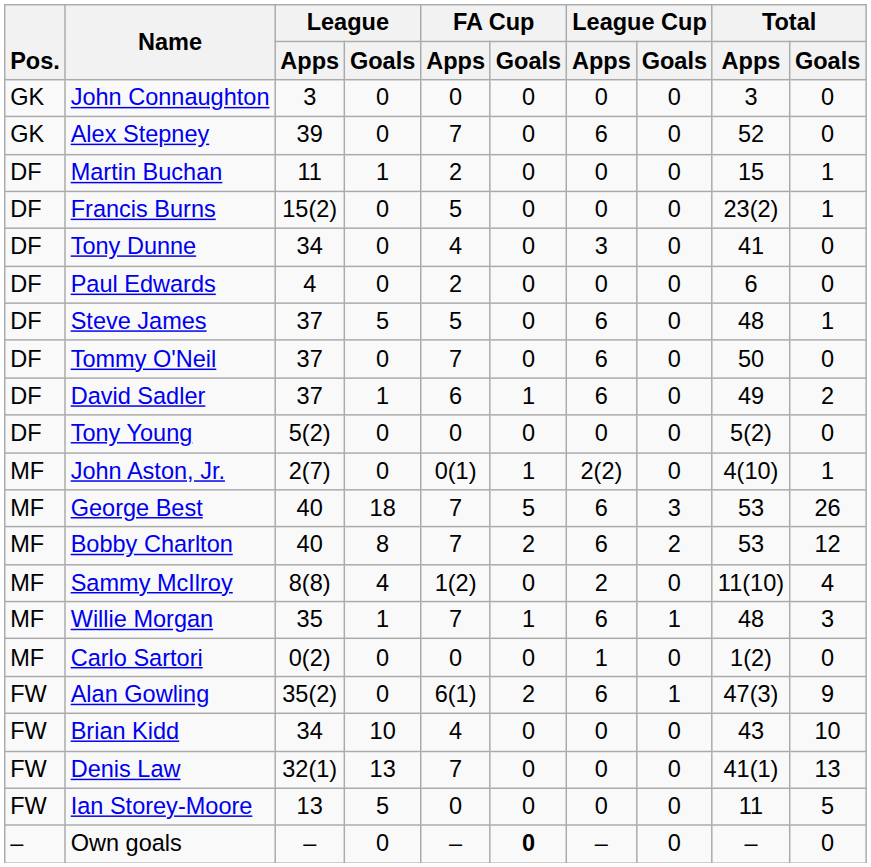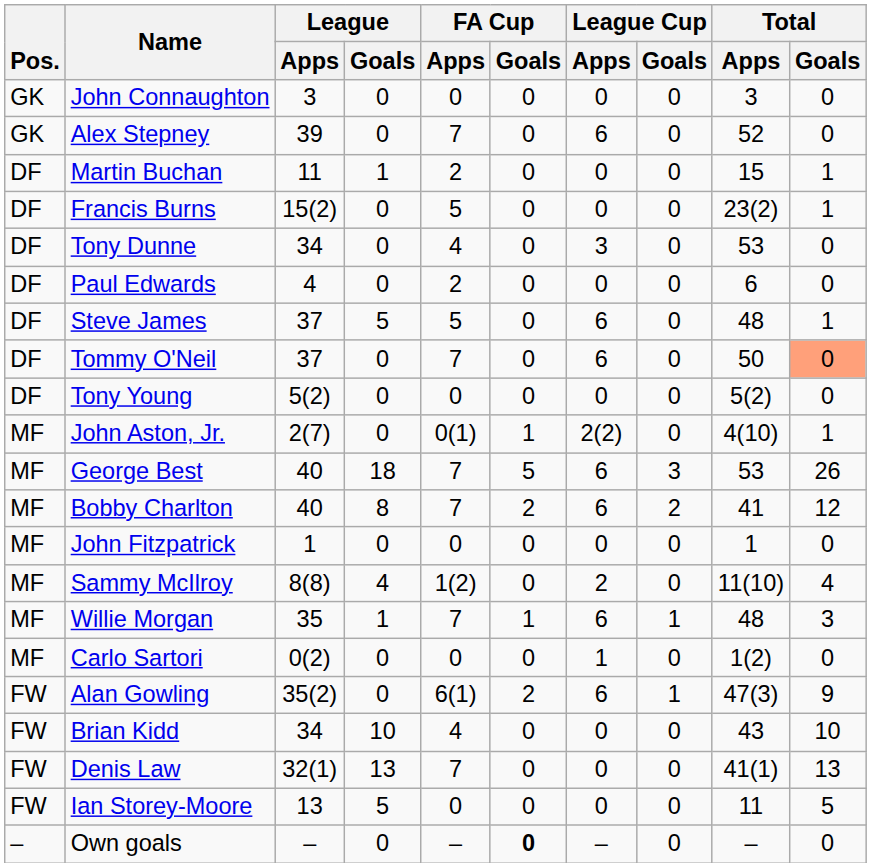(751, 246) 41 -> (751, 246) 53
(828, 358) no background -> (828, 358) lightsalmon background
- row: (138, 396)
(751, 545) 53 -> (751, 508) 41
+ row: (153, 545)
